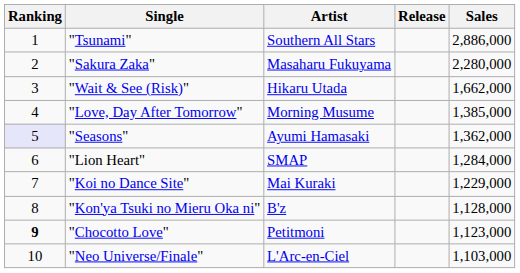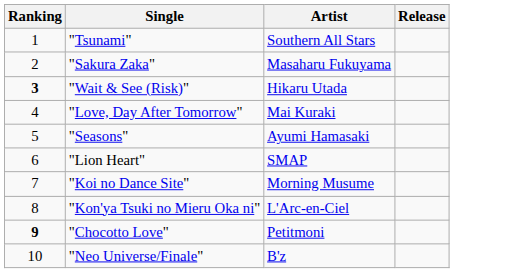- column: (482, 15)
(35, 87) normal -> (35, 87) bold
(321, 111) Morning Musume -> (301, 111) Mai Kuraki
(35, 135) lavender background -> (35, 135) no background
(301, 183) Mai Kuraki -> (321, 183) Morning Musume
(277, 207) B'z -> (308, 207) L'Arc-en-Ciel
(308, 255) L'Arc-en-Ciel -> (277, 255) B'z
